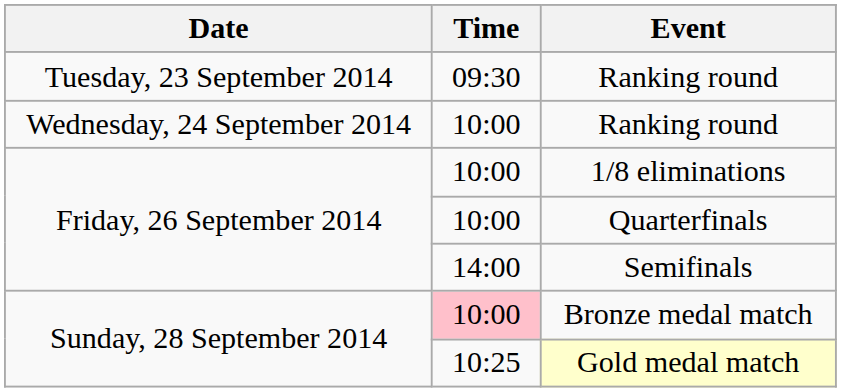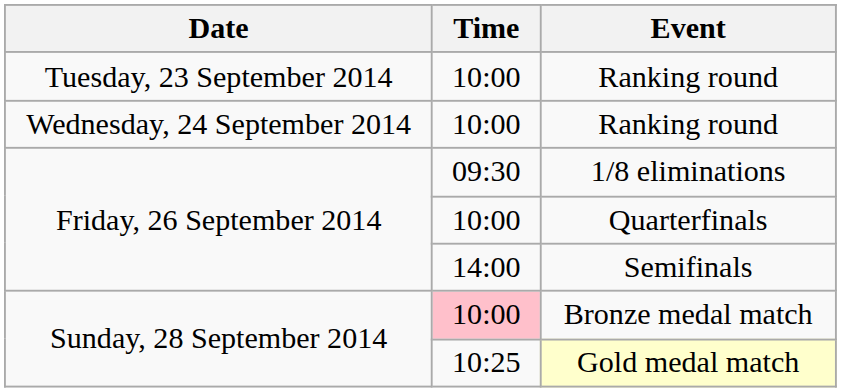(486, 76) 09:30 -> (486, 76) 10:00
(486, 171) 10:00 -> (486, 171) 09:30
